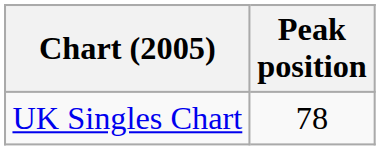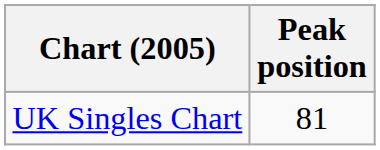(312, 117) 78 -> (312, 117) 81
